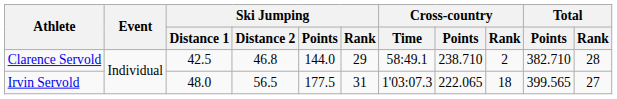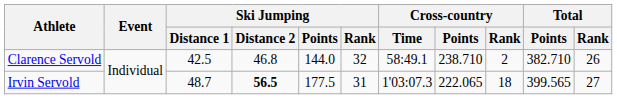(360, 60) 29 -> (360, 60) 32
(593, 60) 28 -> (593, 60) 26
(199, 83) 48.0 -> (199, 83) 48.7
(265, 83) normal -> (265, 83) bold
